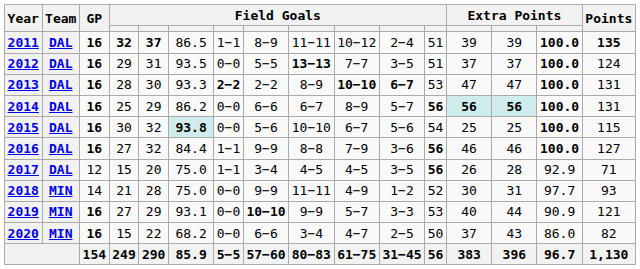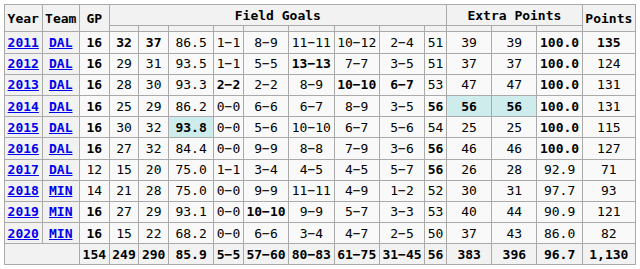(229, 64) 0−0 -> (229, 64) 1−1
(402, 106) 5−7 -> (402, 106) 3−5
(229, 148) 1−1 -> (229, 148) 0−0
(402, 170) 3−5 -> (402, 170) 5−7
